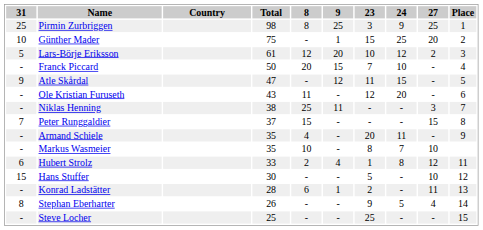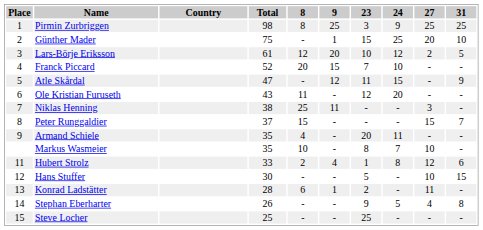columns swapped: (463, 12) <-> (21, 12)
(271, 67) 50 -> (268, 67) 52
